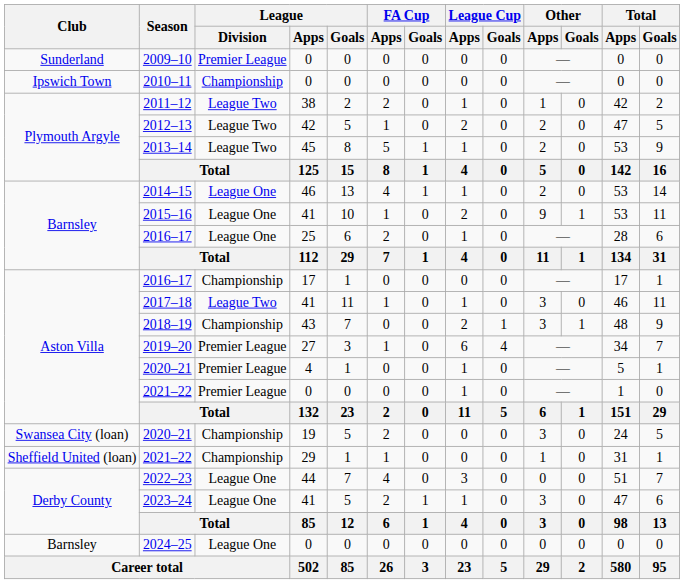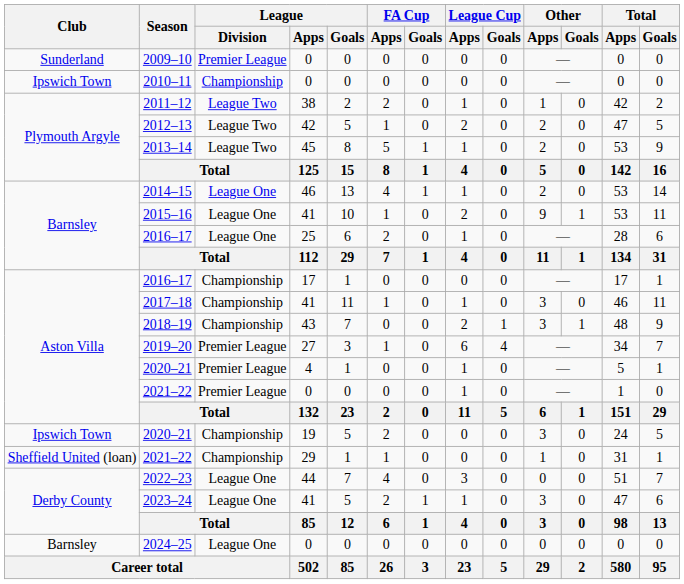(242, 302) League Two -> (242, 302) Championship
(72, 434) Swansea City (loan) -> (72, 434) Ipswich Town
